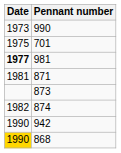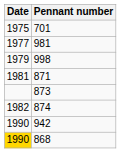- row: (42, 28)
(18, 60) bold -> (18, 44) normal
+ row: (42, 60)
